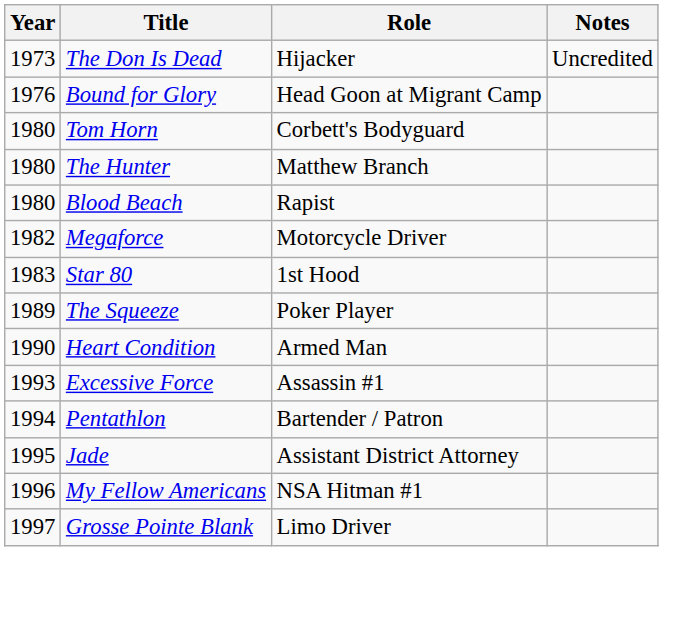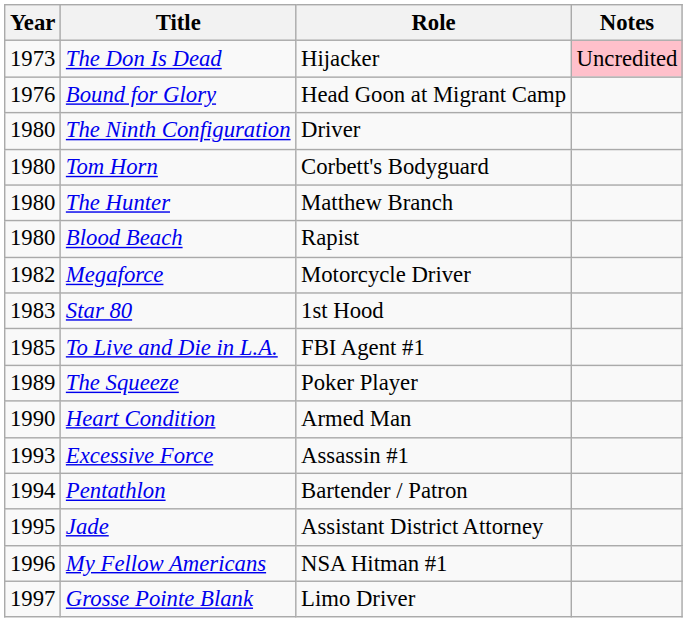(603, 58) no background -> (627, 58) pink background
+ row: (178, 130)
+ row: (172, 346)
